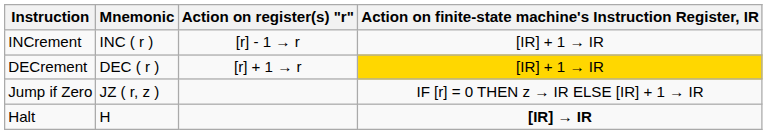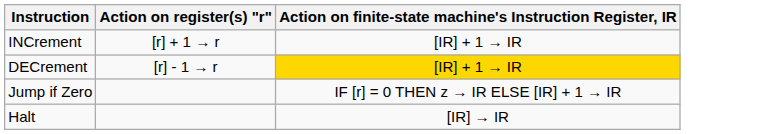- column: (137, 17)
(268, 42) [r] - 1 → r -> (186, 42) [r] + 1 → r
(268, 67) [r] + 1 → r -> (186, 67) [r] - 1 → r
(560, 117) bold -> (478, 117) normal
